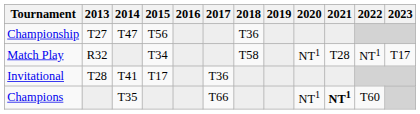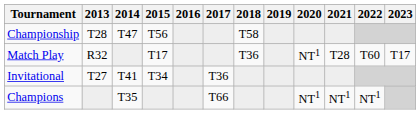(97, 33) T27 -> (97, 33) T28
(249, 33) T36 -> (249, 33) T58
(158, 55) T34 -> (158, 55) T17
(249, 55) T58 -> (249, 55) T36
(370, 55) NT1 -> (370, 55) T60
(97, 76) T28 -> (97, 76) T27
(158, 76) T17 -> (158, 76) T34
(340, 97) bold -> (340, 97) normal
(370, 97) T60 -> (370, 97) NT1
